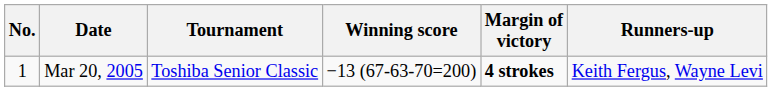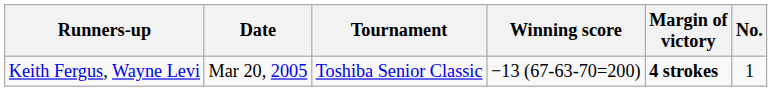columns swapped: (22, 30) <-> (667, 30)
